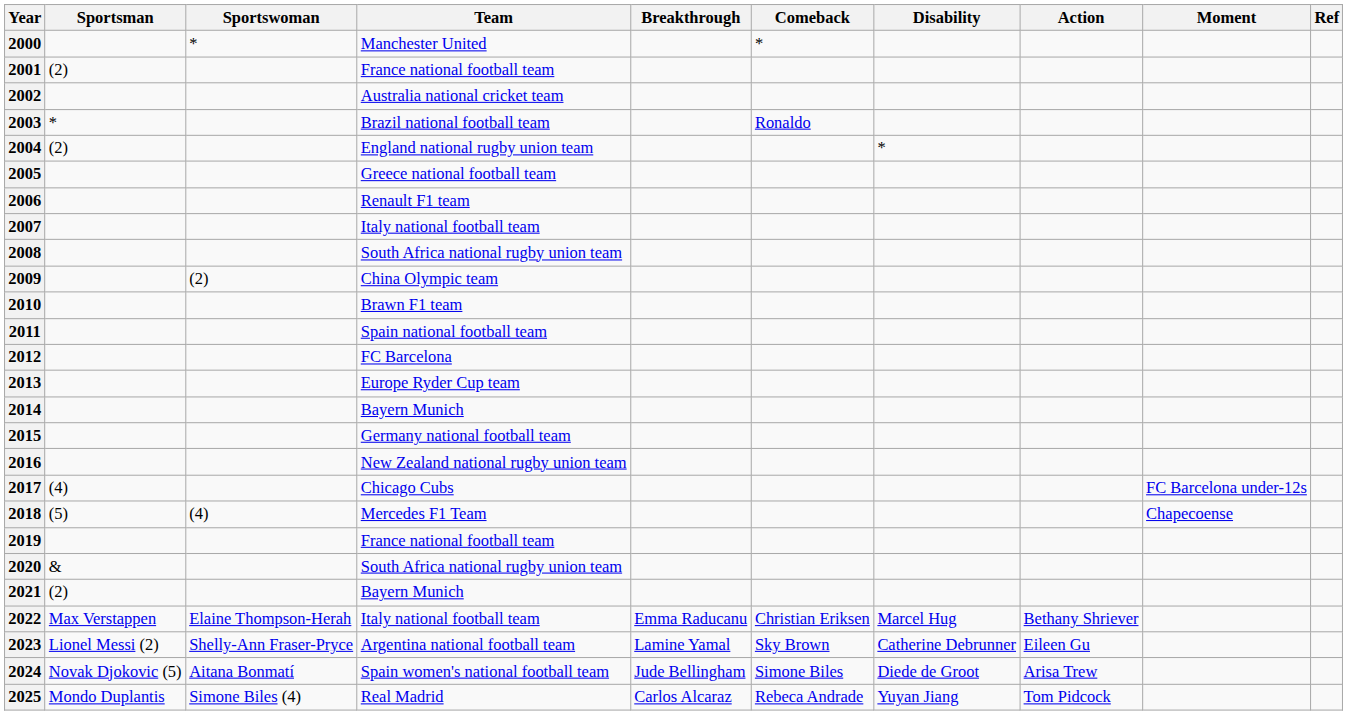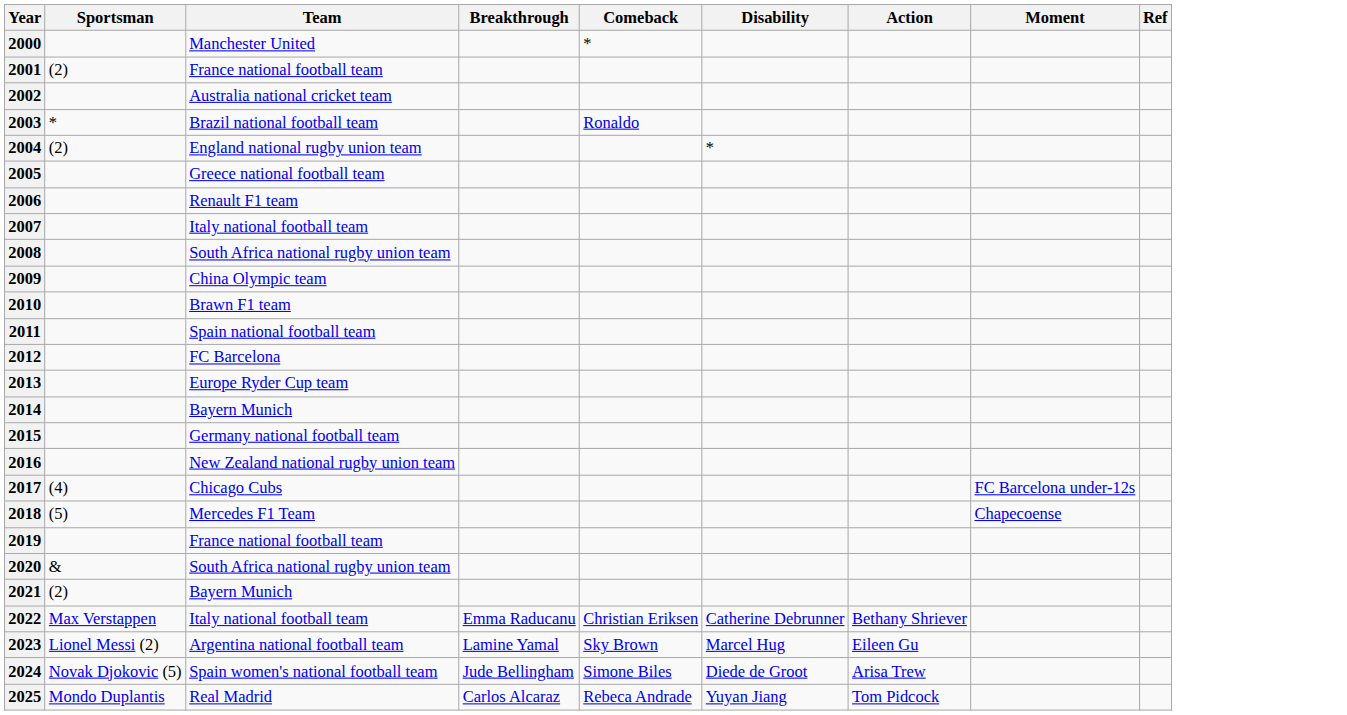- column: (271, 17)
(917, 618) Marcel Hug -> (775, 618) Catherine Debrunner
(947, 644) Catherine Debrunner -> (745, 644) Marcel Hug
